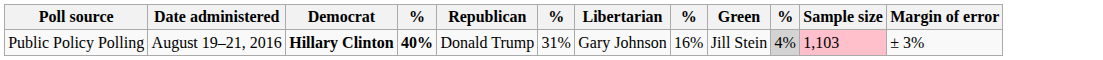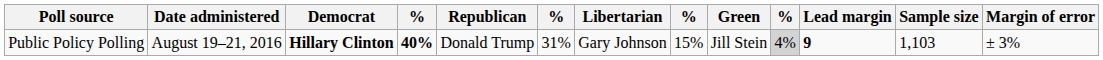+ column: (848, 17)
(689, 42) 16% -> (689, 42) 15%
(821, 42) pink background -> (917, 42) no background
